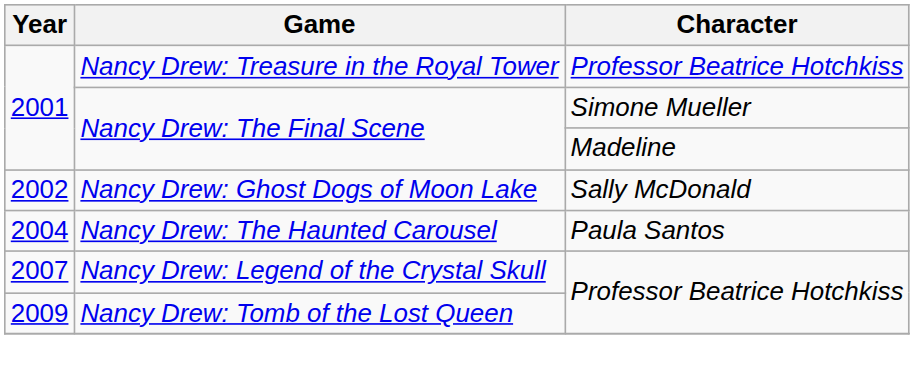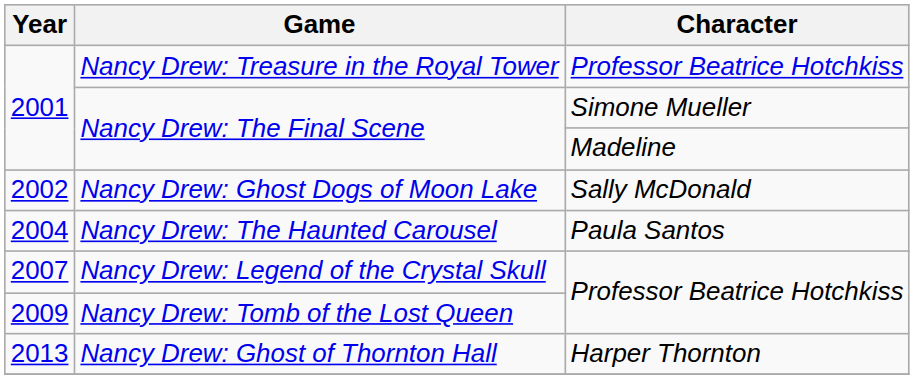+ row: (289, 353)
